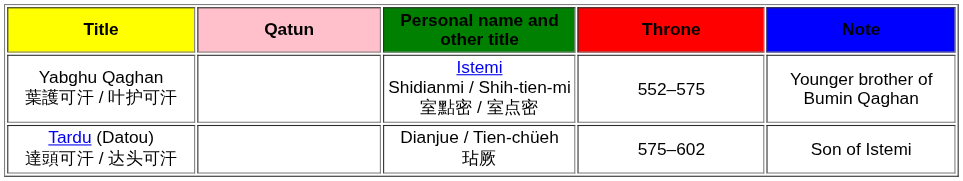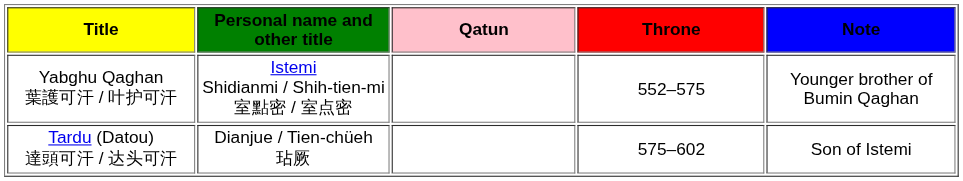columns swapped: (479, 29) <-> (289, 29)
